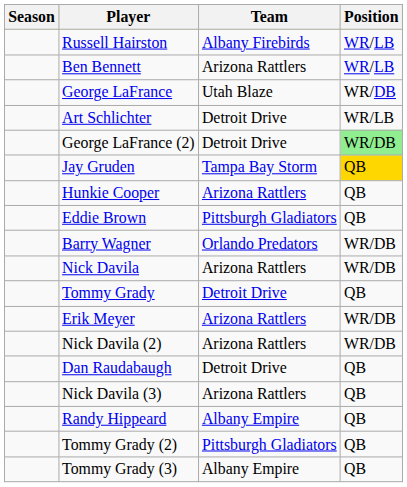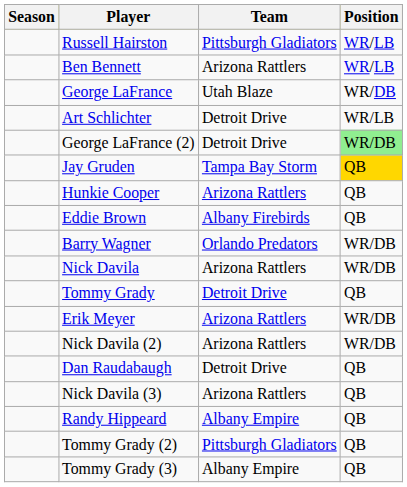(256, 42) Albany Firebirds -> (269, 42) Pittsburgh Gladiators
(269, 218) Pittsburgh Gladiators -> (256, 218) Albany Firebirds
